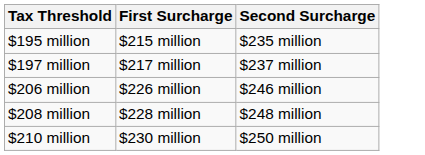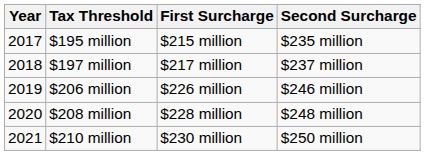+ column: (25, 16)
